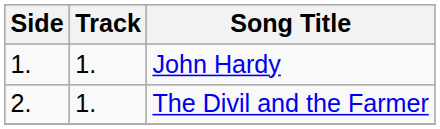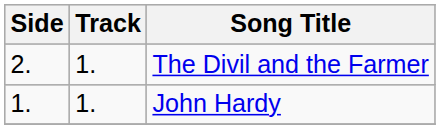rows swapped: (217, 64) <-> (291, 104)
